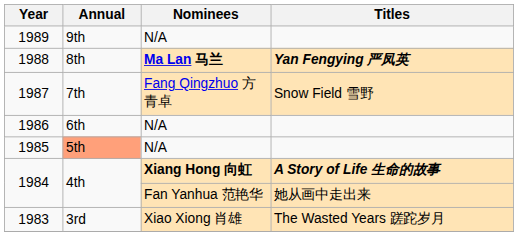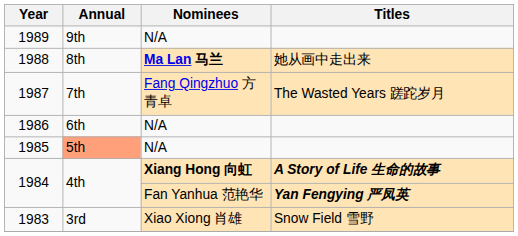(341, 59) Yan Fengying 严凤英 -> (322, 59) 她从画中走出来
(324, 93) Snow Field 雪野 -> (359, 93) The Wasted Years 蹉跎岁月
(322, 194) 她从画中走出来 -> (341, 194) Yan Fengying 严凤英
(359, 219) The Wasted Years 蹉跎岁月 -> (324, 219) Snow Field 雪野
